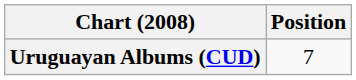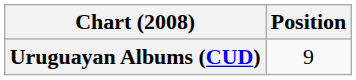(309, 56) 7 -> (309, 56) 9
